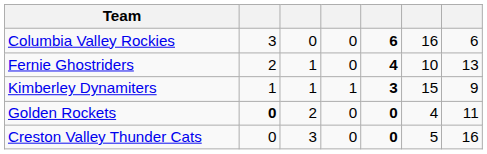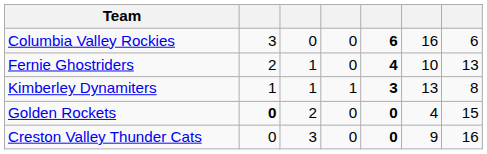(430, 88) 15 -> (430, 88) 13
(474, 88) 9 -> (474, 88) 8
(471, 112) 11 -> (470, 112) 15
(434, 137) 5 -> (434, 137) 9
